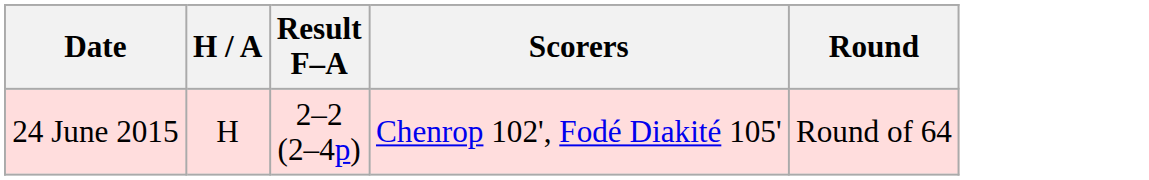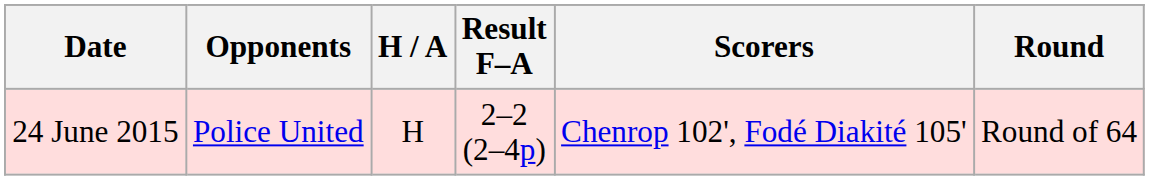+ column: (278, 46)
